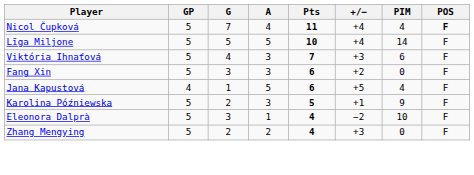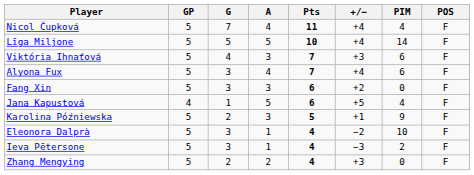(446, 27) bold -> (446, 27) normal
+ row: (34, 72)
+ row: (45, 147)
